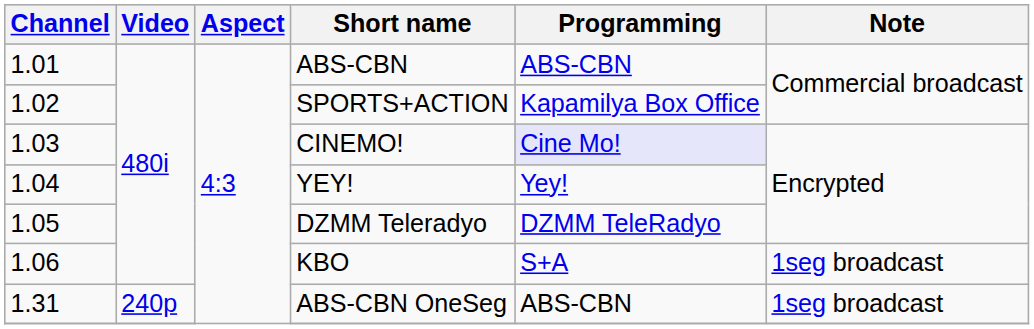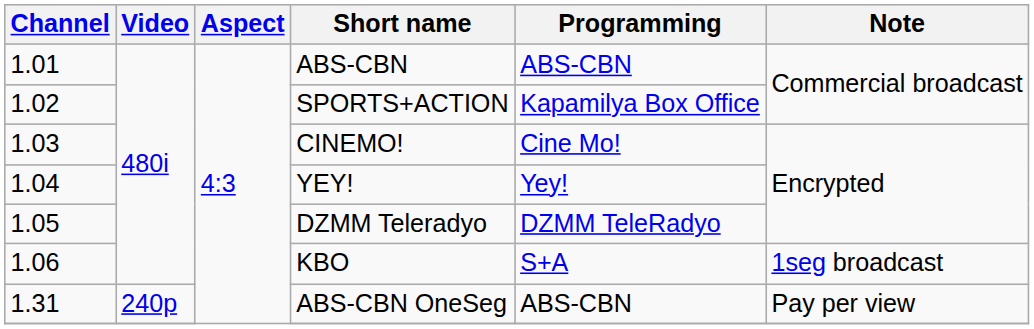(570, 143) lavender background -> (570, 143) no background
(857, 303) 1seg broadcast -> (843, 303) Pay per view
